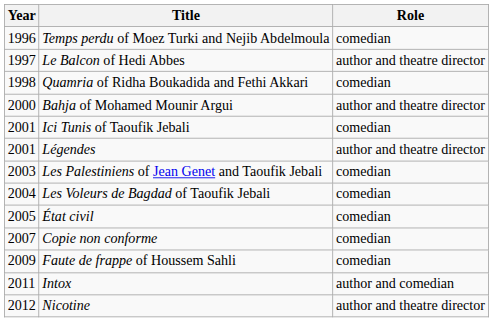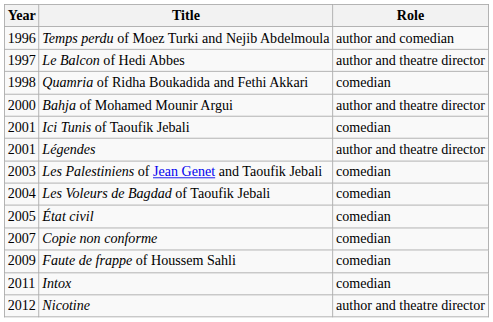(363, 37) comedian -> (395, 37) author and comedian
(395, 283) author and comedian -> (363, 283) comedian
